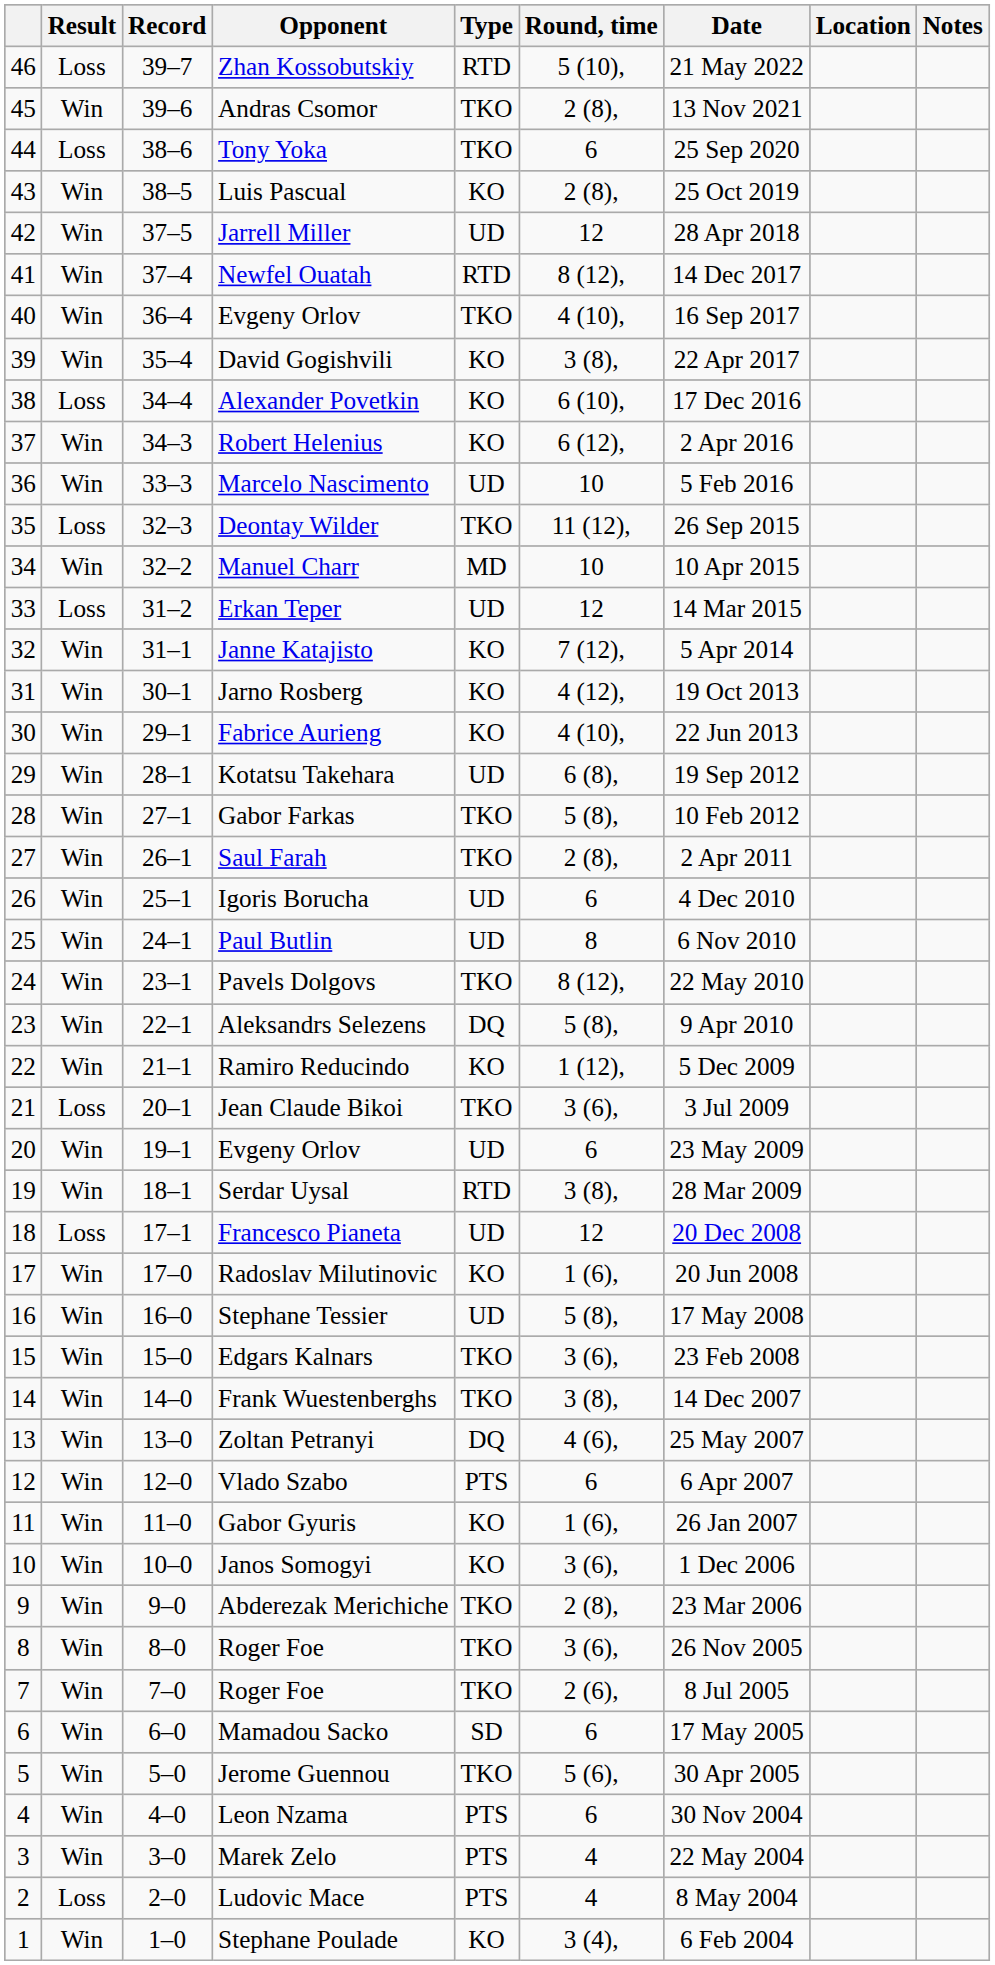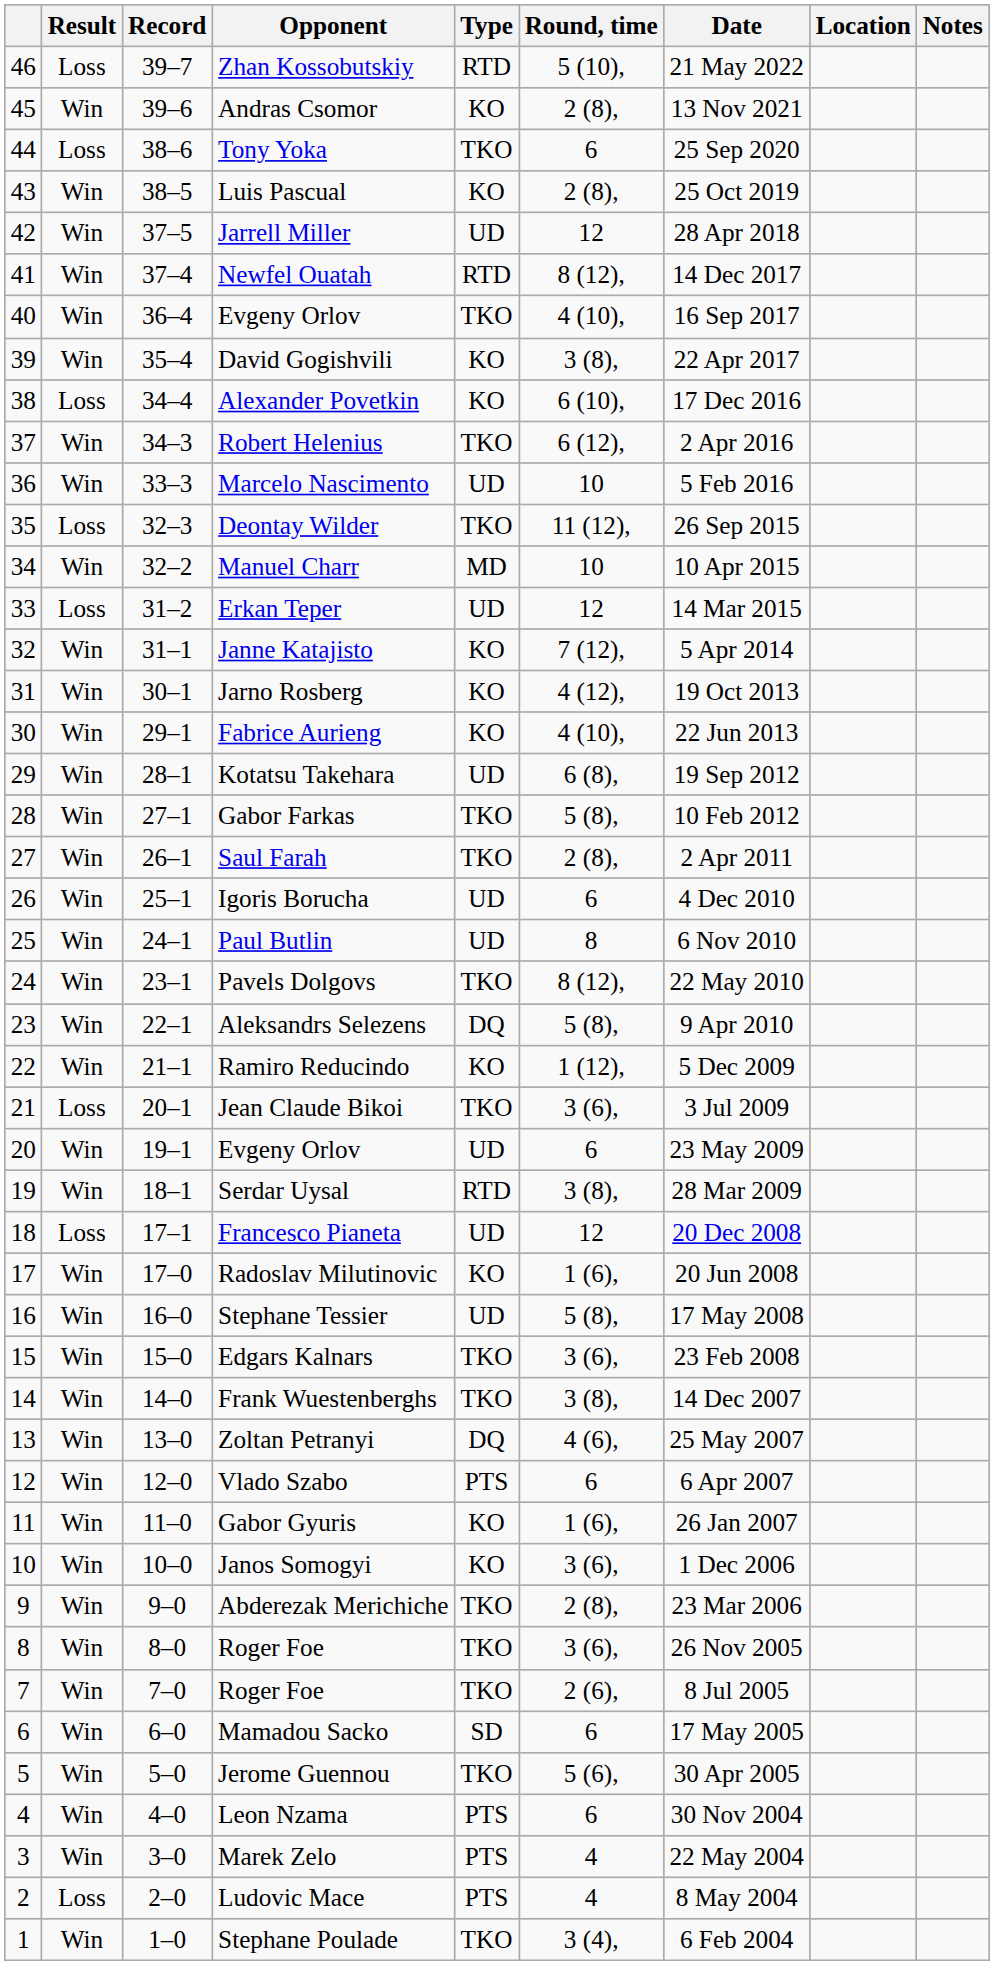(487, 108) TKO -> (487, 108) KO
(487, 441) KO -> (487, 441) TKO
(487, 1939) KO -> (487, 1939) TKO
